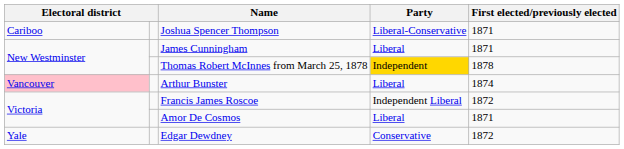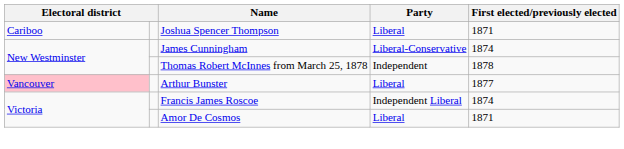(420, 30) Liberal-Conservative -> (389, 30) Liberal
(389, 48) Liberal -> (420, 48) Liberal-Conservative
(483, 48) 1871 -> (483, 48) 1874
(400, 65) gold background -> (400, 65) no background
(483, 83) 1874 -> (483, 83) 1877
(483, 100) 1872 -> (483, 100) 1874
- row: (196, 135)
